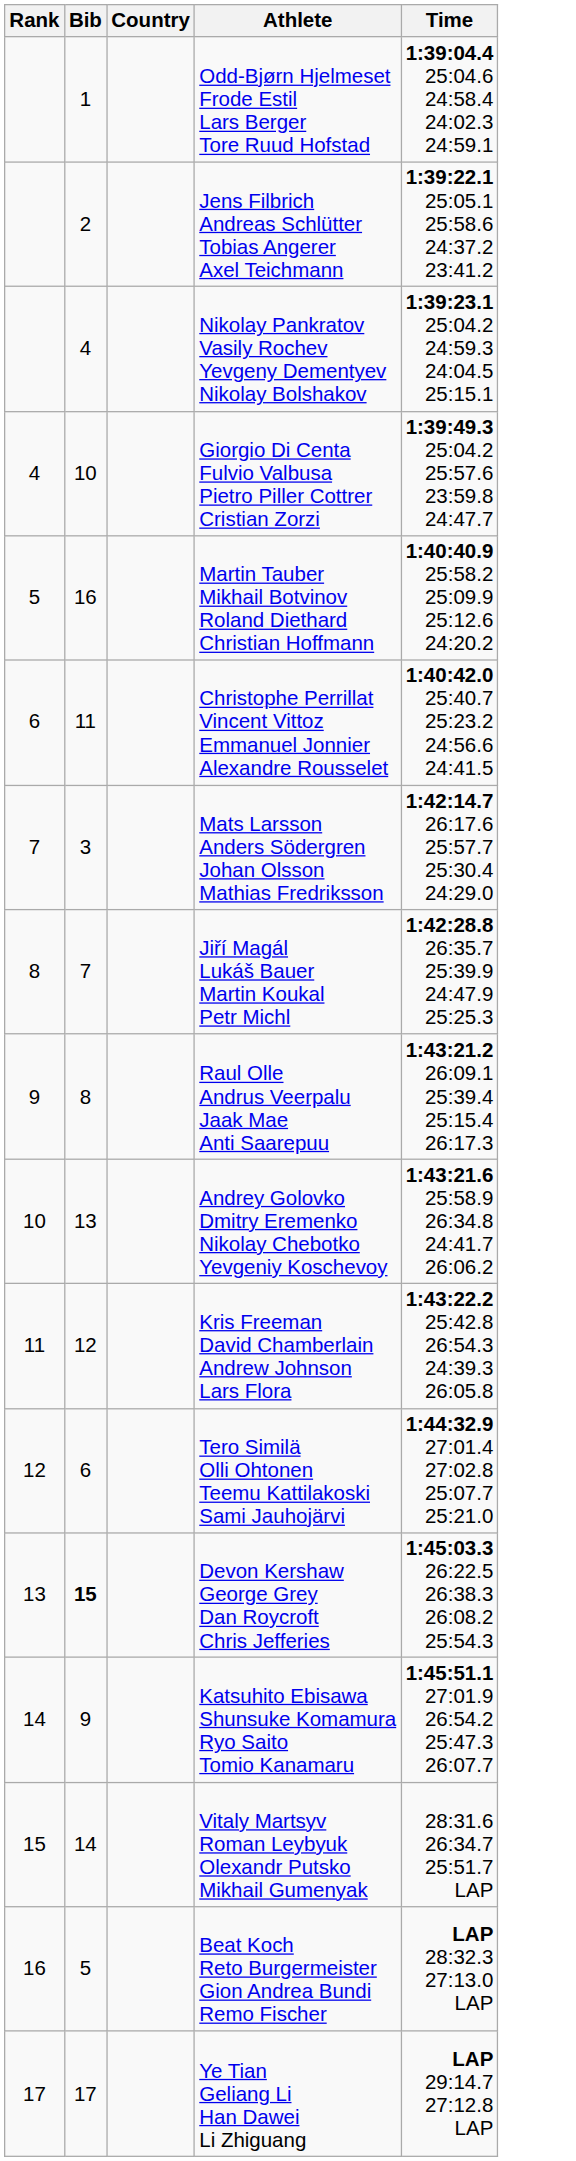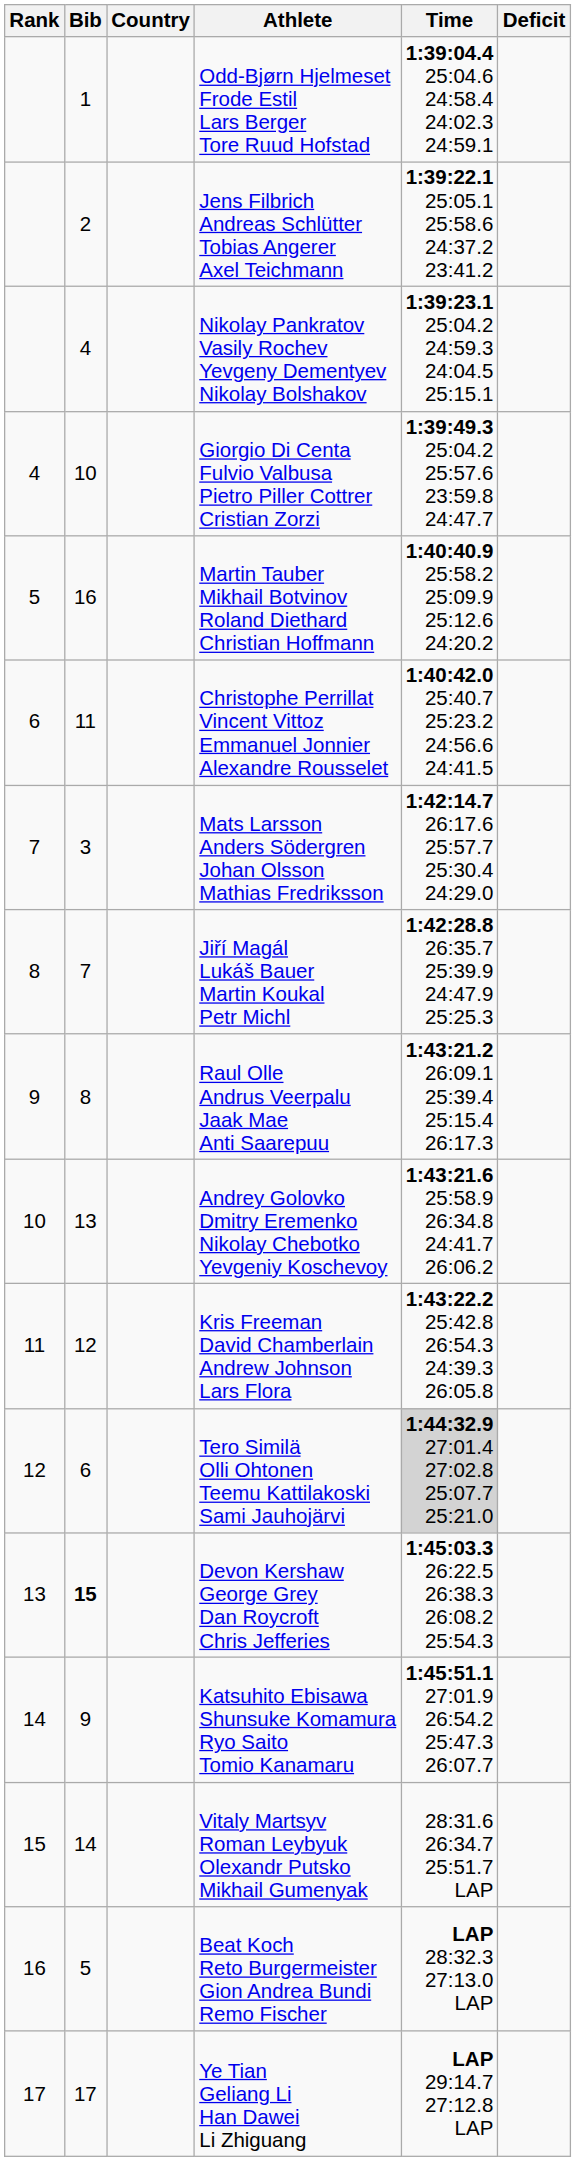+ column: (534, 20)
(449, 1470) no background -> (449, 1470) lightgrey background
